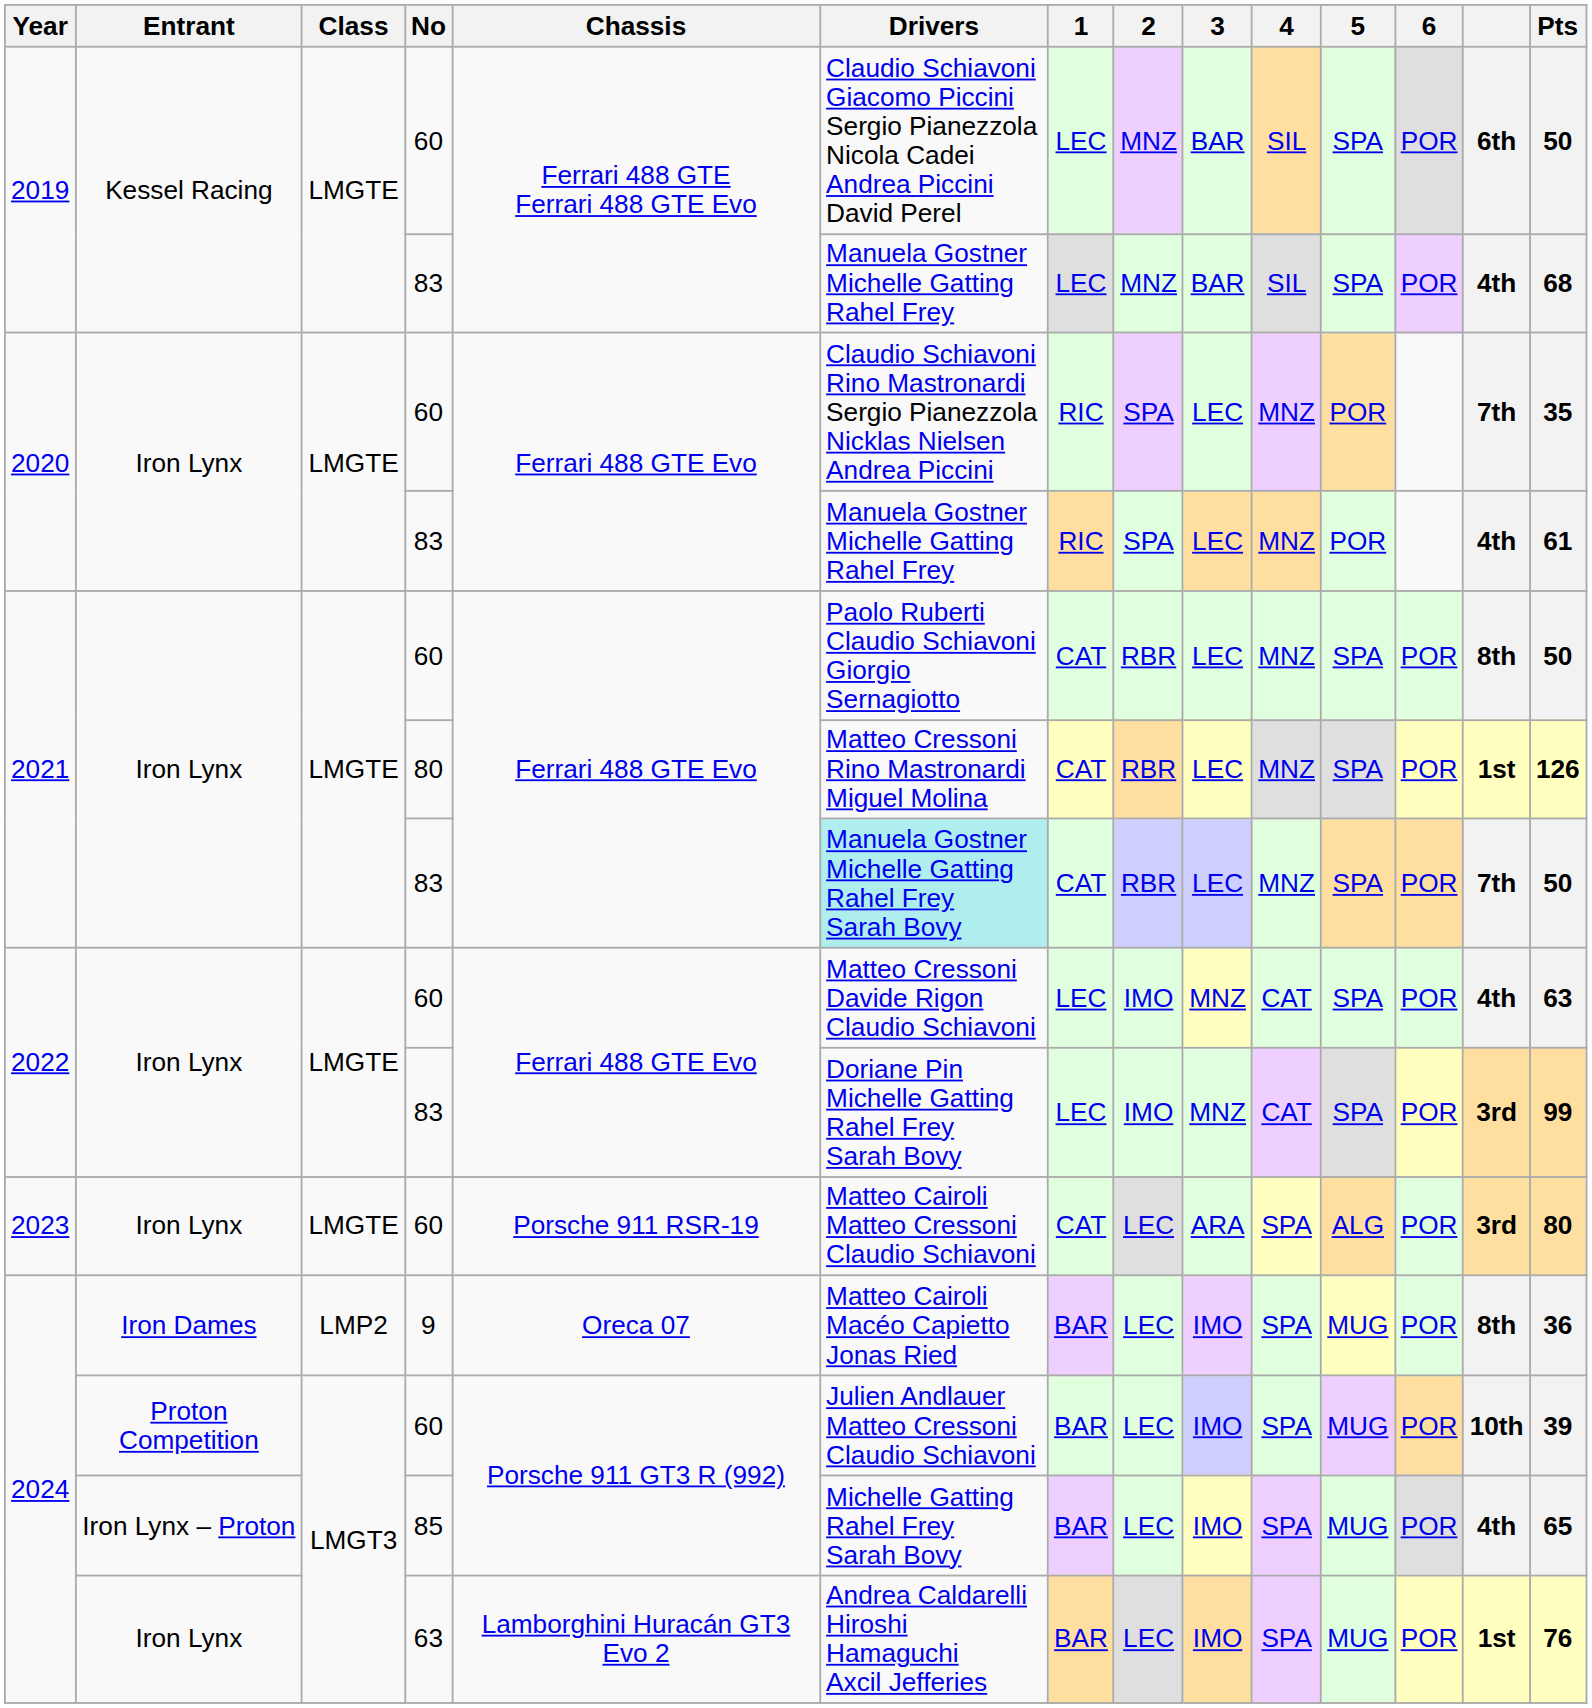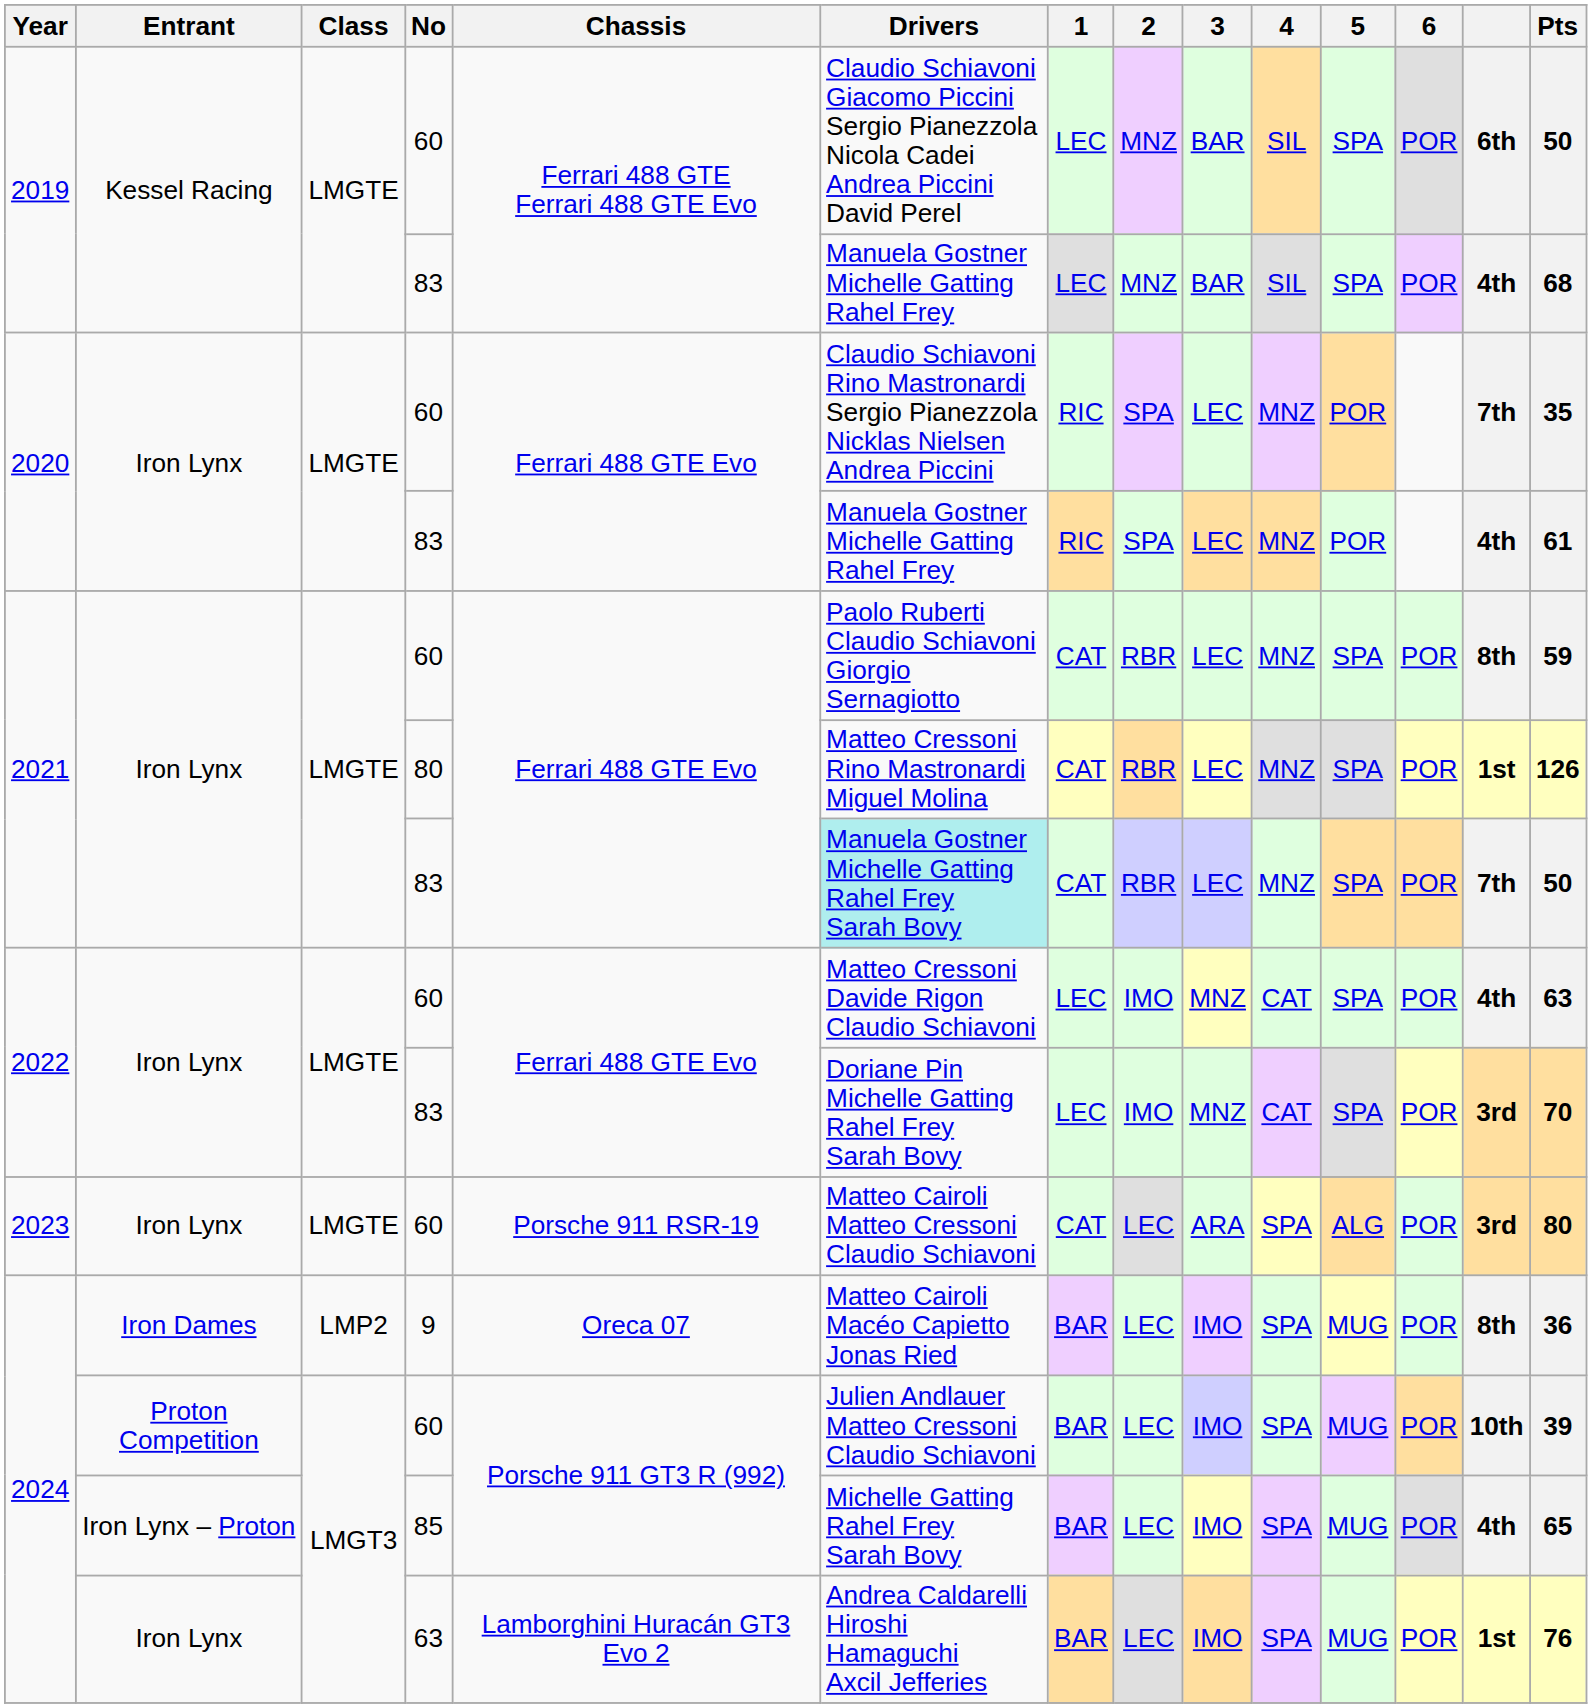(1558, 655) 50 -> (1558, 655) 59
(1558, 1112) 99 -> (1558, 1112) 70
